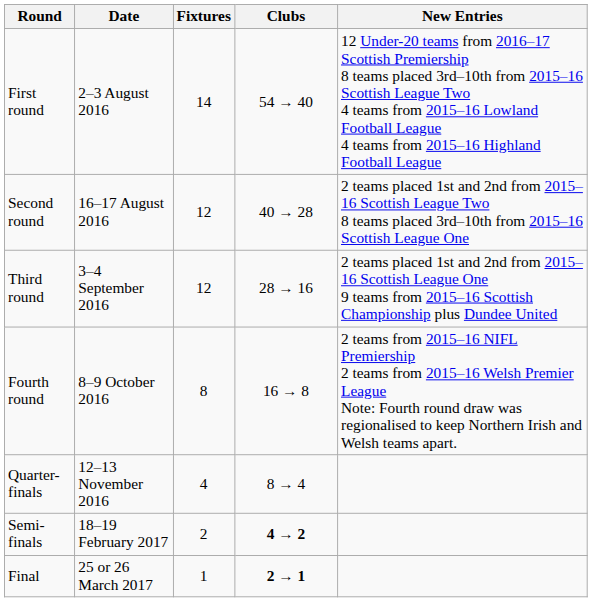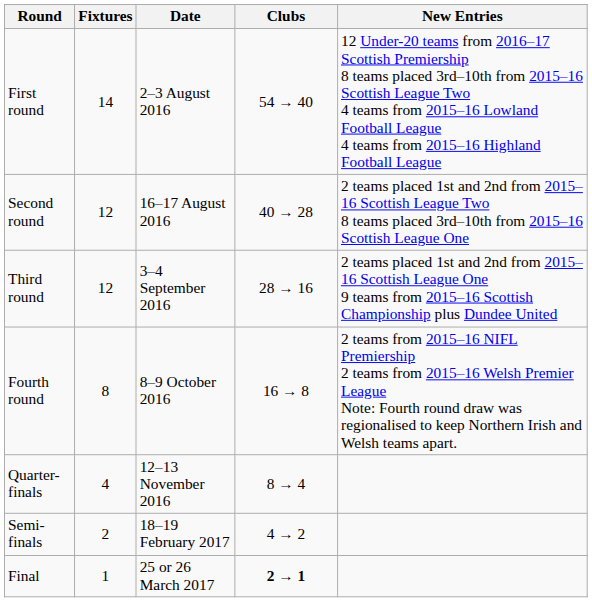columns swapped: (124, 16) <-> (204, 16)
(286, 534) bold -> (286, 534) normal
